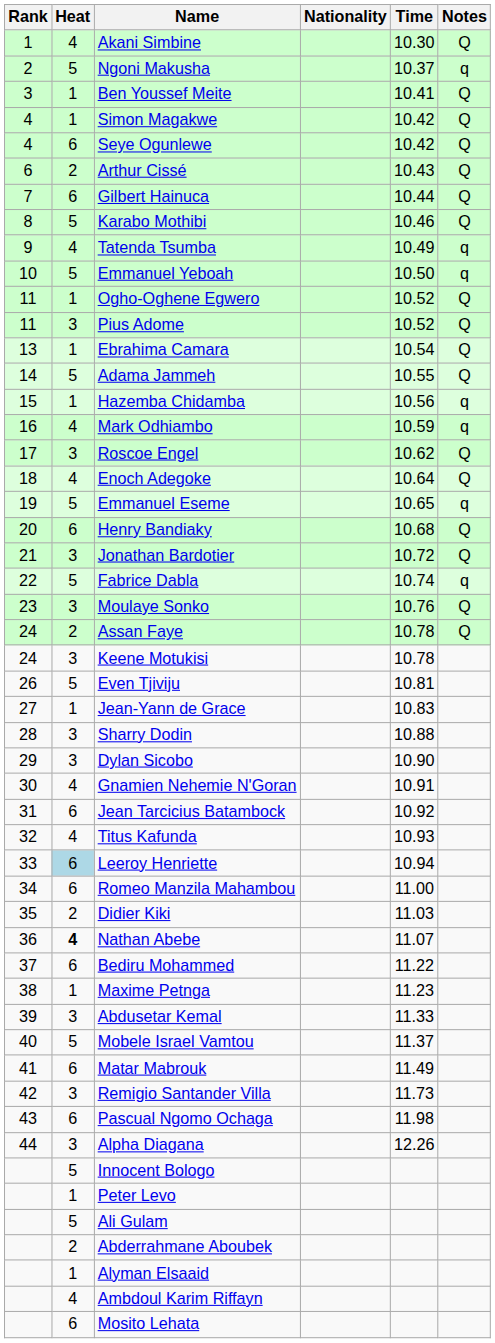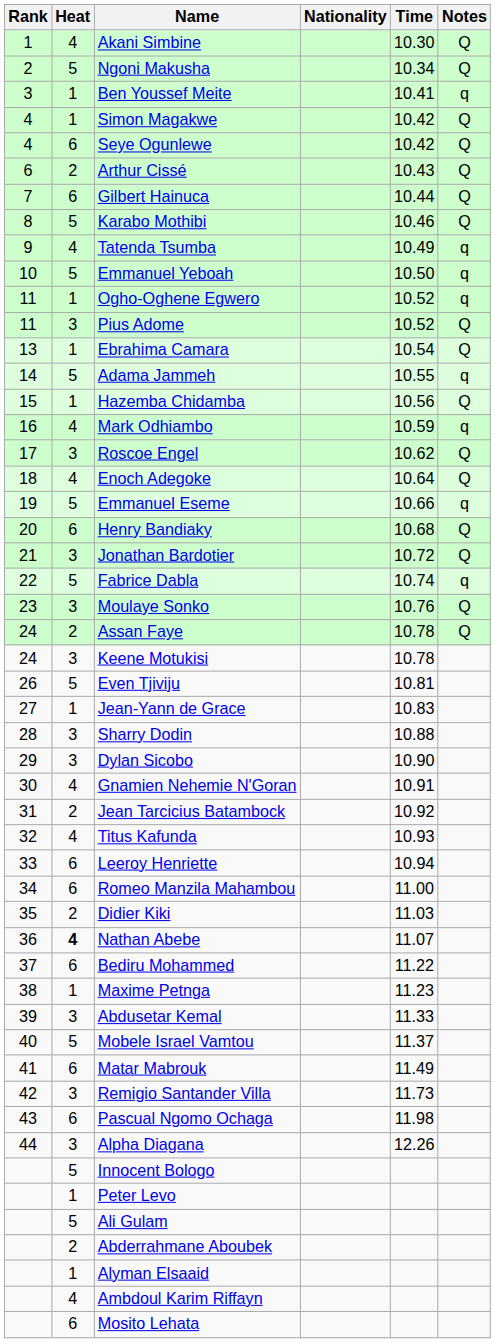(414, 68) 10.37 -> (414, 68) 10.34
(464, 68) q -> (464, 68) Q
(464, 94) Q -> (464, 94) q
(464, 299) Q -> (464, 299) q
(464, 376) Q -> (464, 376) q
(464, 401) q -> (464, 401) Q
(414, 504) 10.65 -> (414, 504) 10.66
(73, 811) 6 -> (73, 811) 2
(73, 863) lightblue background -> (73, 863) no background
